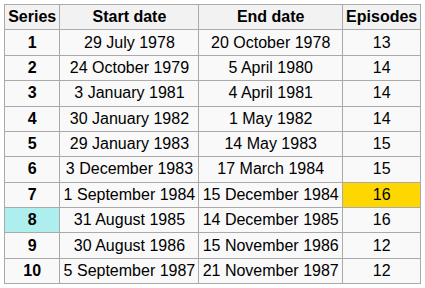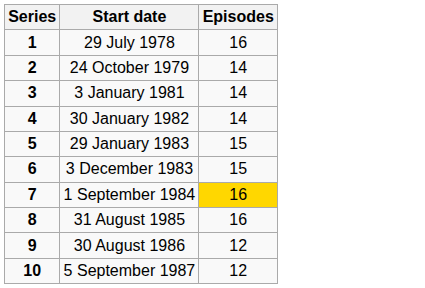- column: (271, 17)
(382, 42) 13 -> (238, 42) 16
(32, 220) paleturquoise background -> (32, 220) no background
